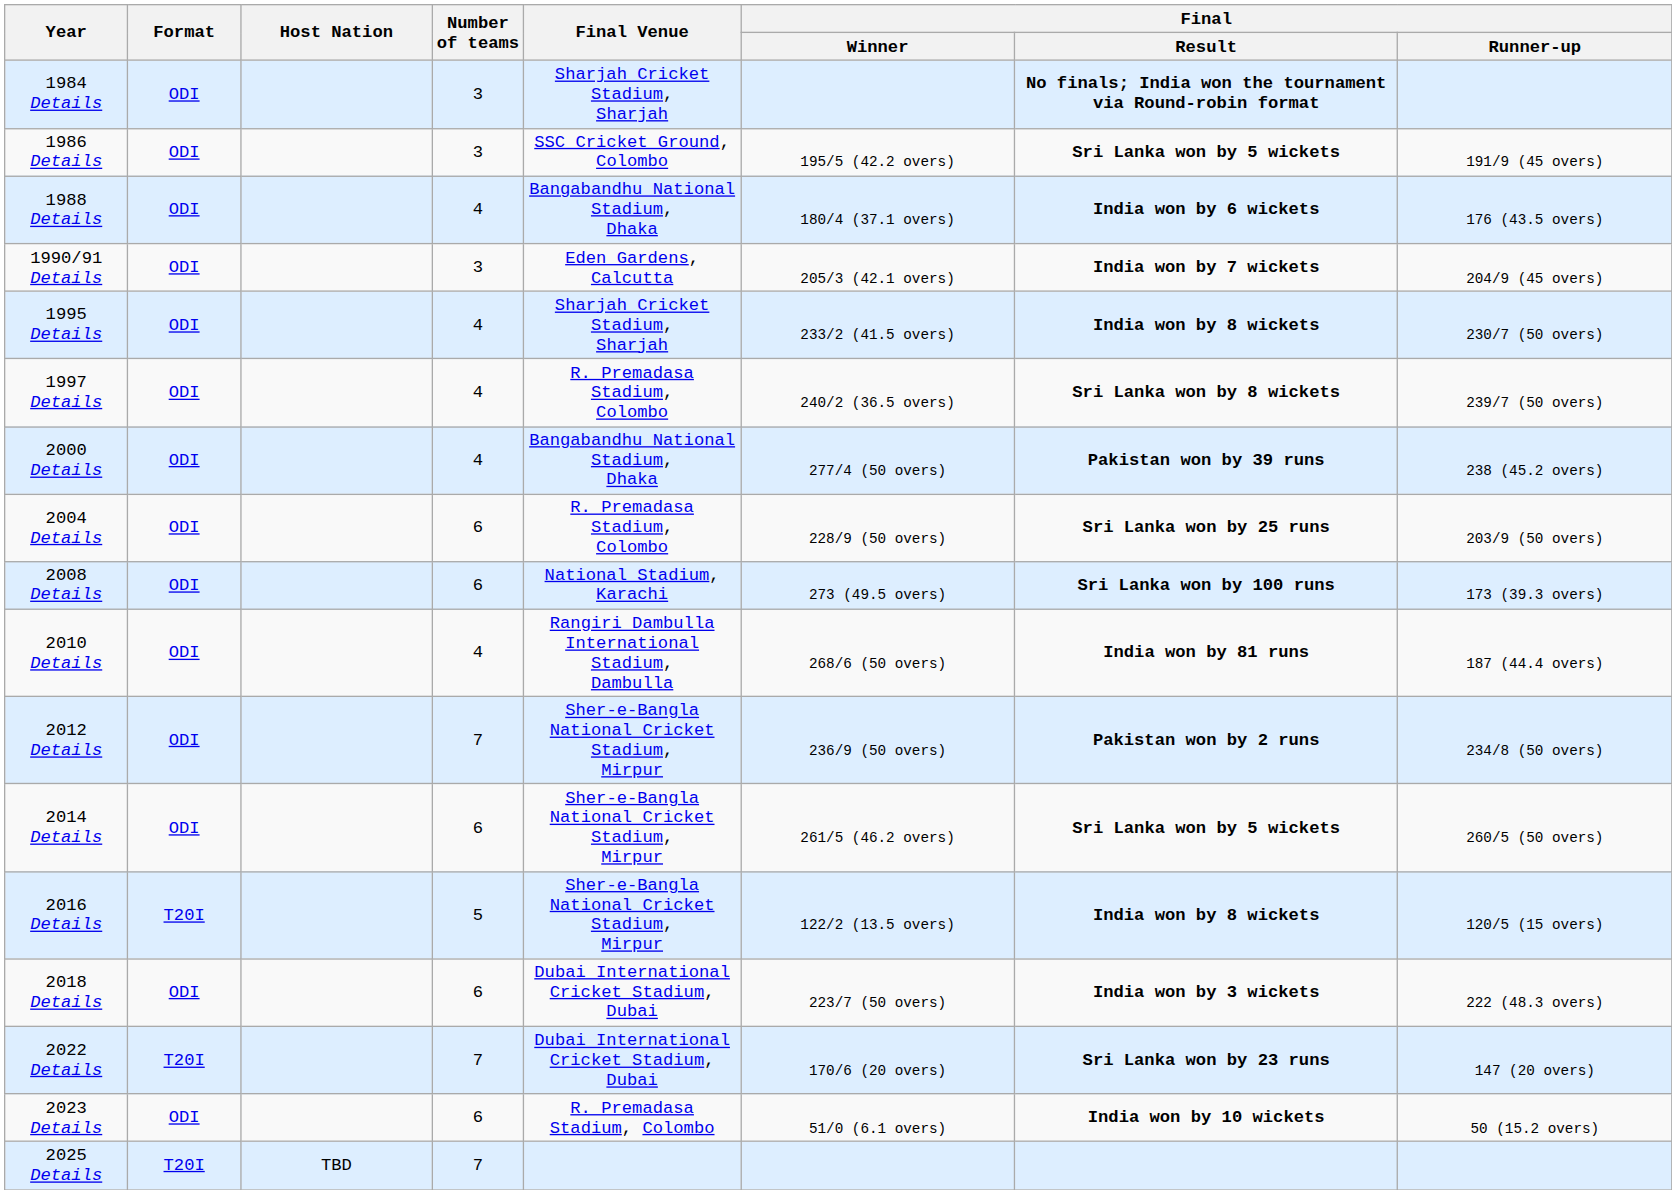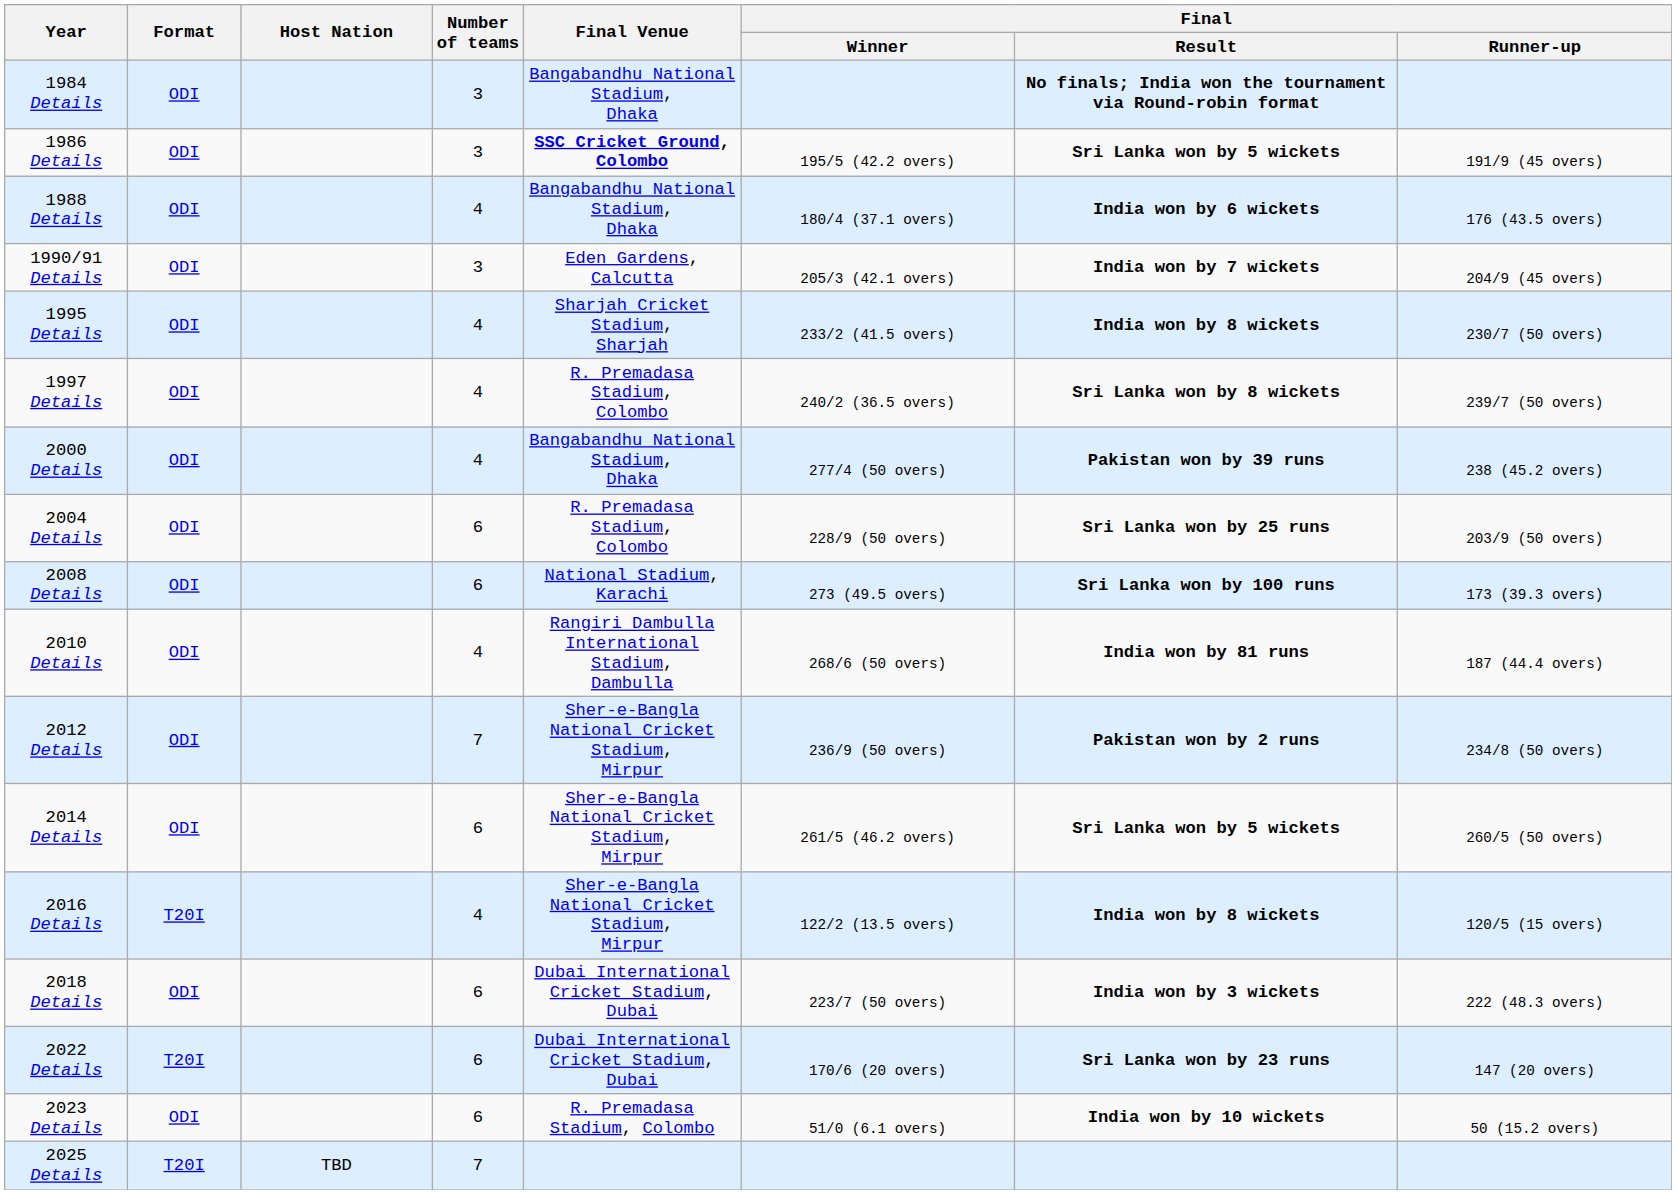(632, 94) Sharjah Cricket Stadium, Sharjah -> (632, 94) Bangabandhu National Stadium, Dhaka
(632, 152) normal -> (632, 152) bold
(478, 915) 5 -> (478, 915) 4
(478, 1060) 7 -> (478, 1060) 6
